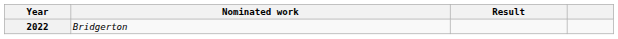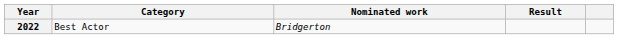+ column: (163, 12)
